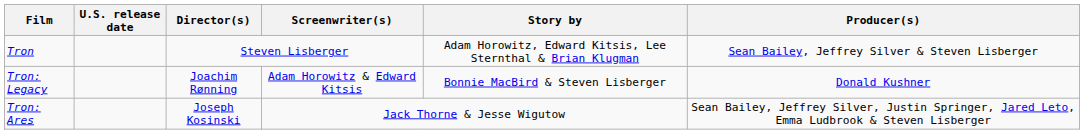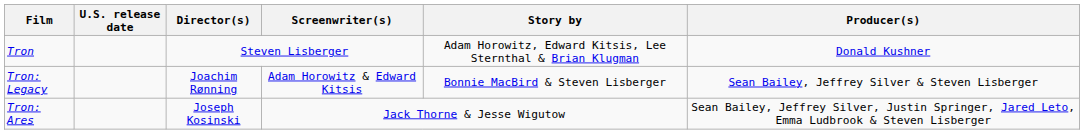(883, 51) Sean Bailey, Jeffrey Silver & Steven Lisberger -> (883, 51) Donald Kushner
(883, 82) Donald Kushner -> (883, 82) Sean Bailey, Jeffrey Silver & Steven Lisberger
